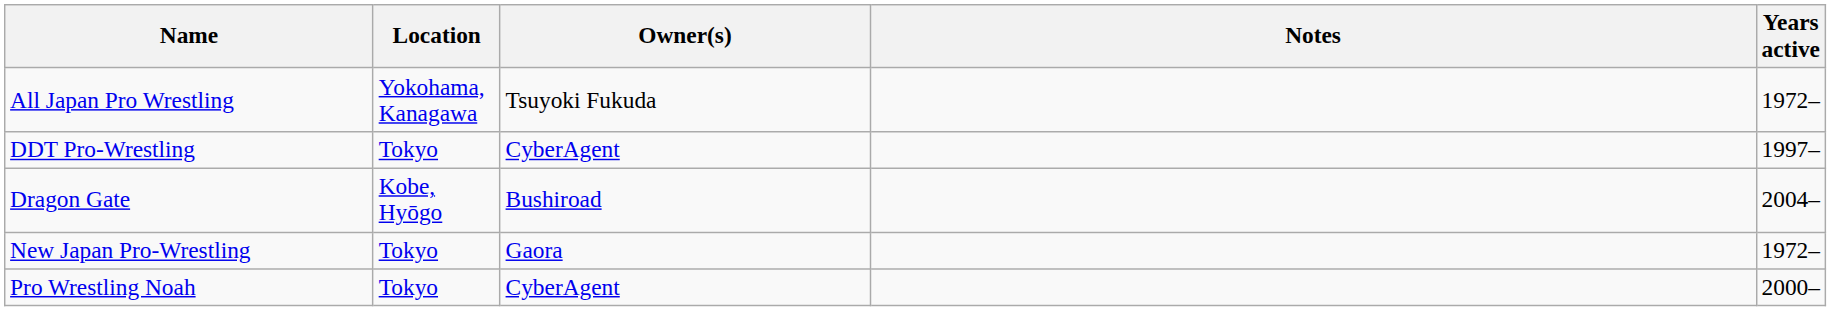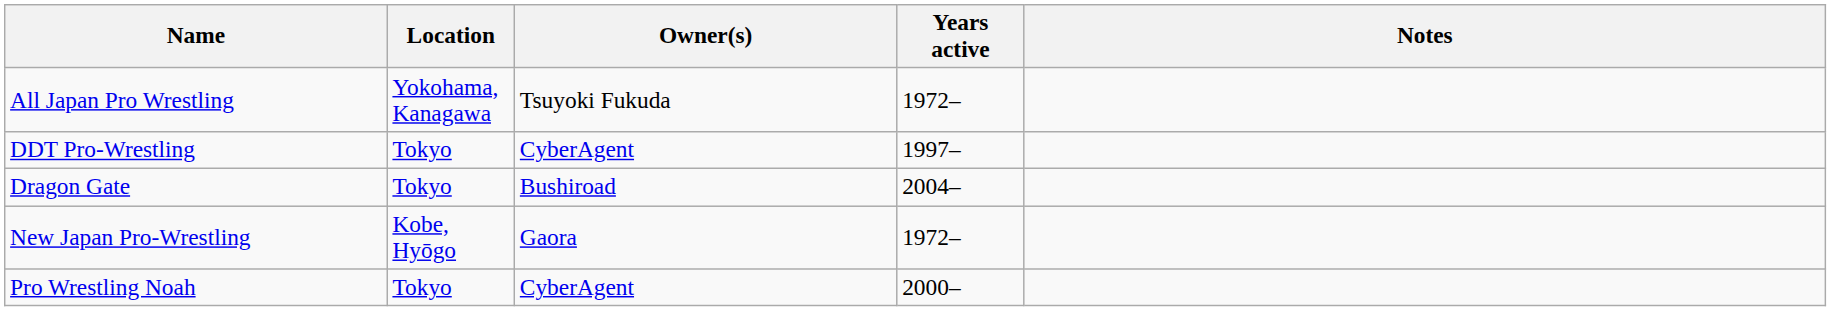columns swapped: (1791, 36) <-> (1313, 36)
(410, 199) Kobe, Hyōgo -> (422, 186) Tokyo
(408, 250) Tokyo -> (424, 236) Kobe, Hyōgo
